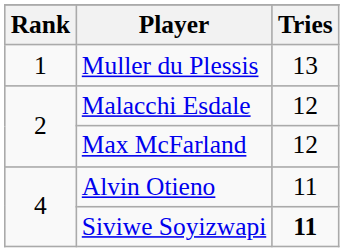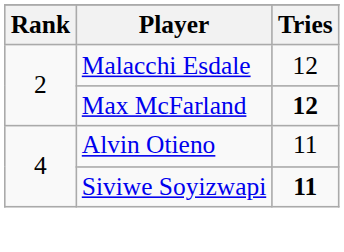- row: (170, 65)
(305, 145) normal -> (305, 105) bold
